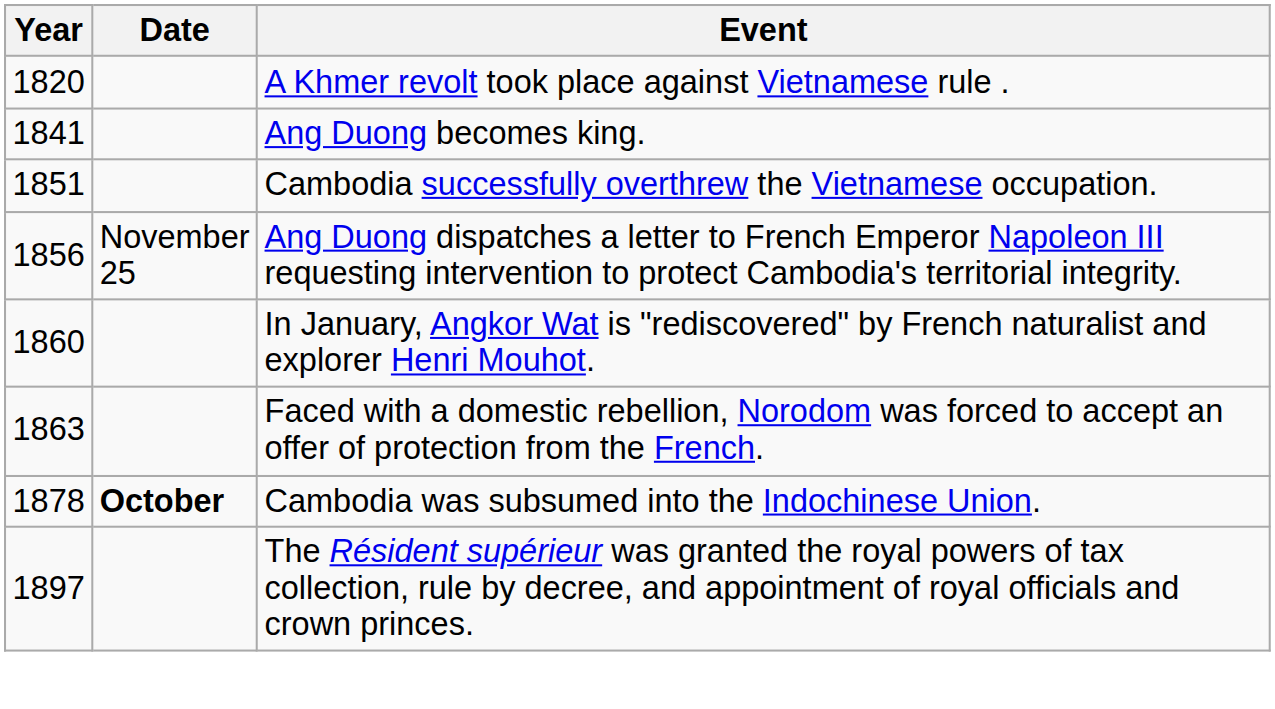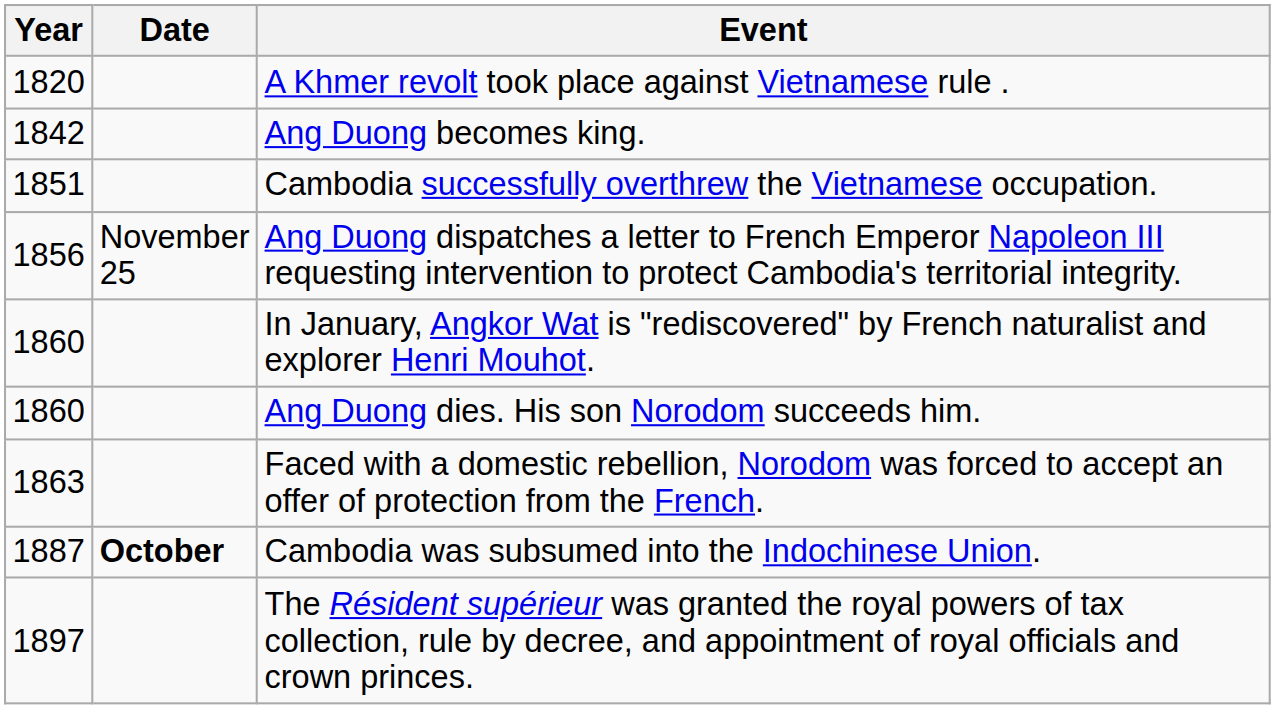(49, 133) 1841 -> (49, 133) 1842
+ row: (623, 412)
(49, 500) 1878 -> (49, 551) 1887
